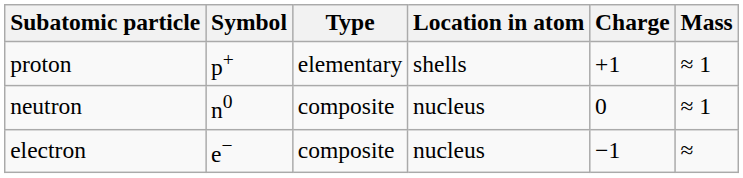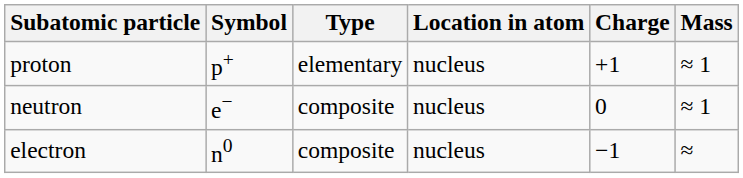(440, 63) shells -> (449, 63) nucleus
(222, 107) n0 -> (222, 107) e−
(222, 150) e− -> (222, 150) n0
